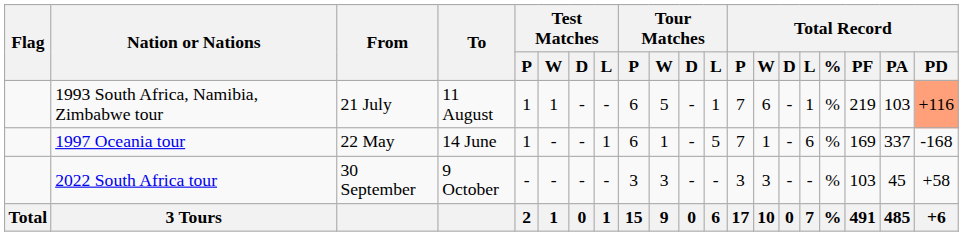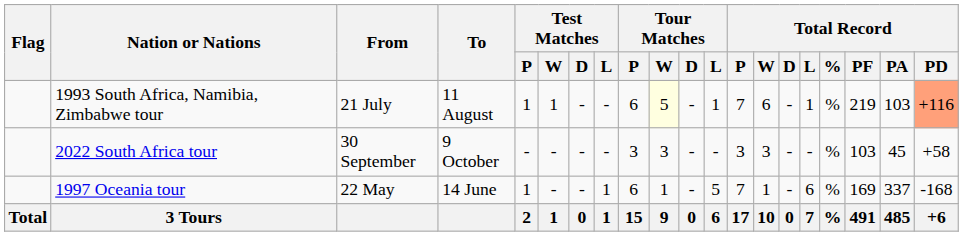(664, 103) no background -> (664, 103) lightyellow background
rows swapped: (120, 141) <-> (136, 179)
